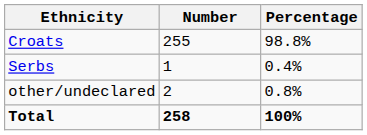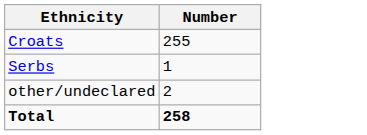- column: (312, 17)
